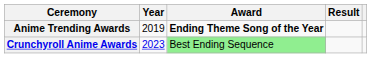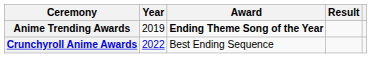(153, 45) 2023 -> (153, 45) 2022
(221, 45) lightgreen background -> (221, 45) no background
